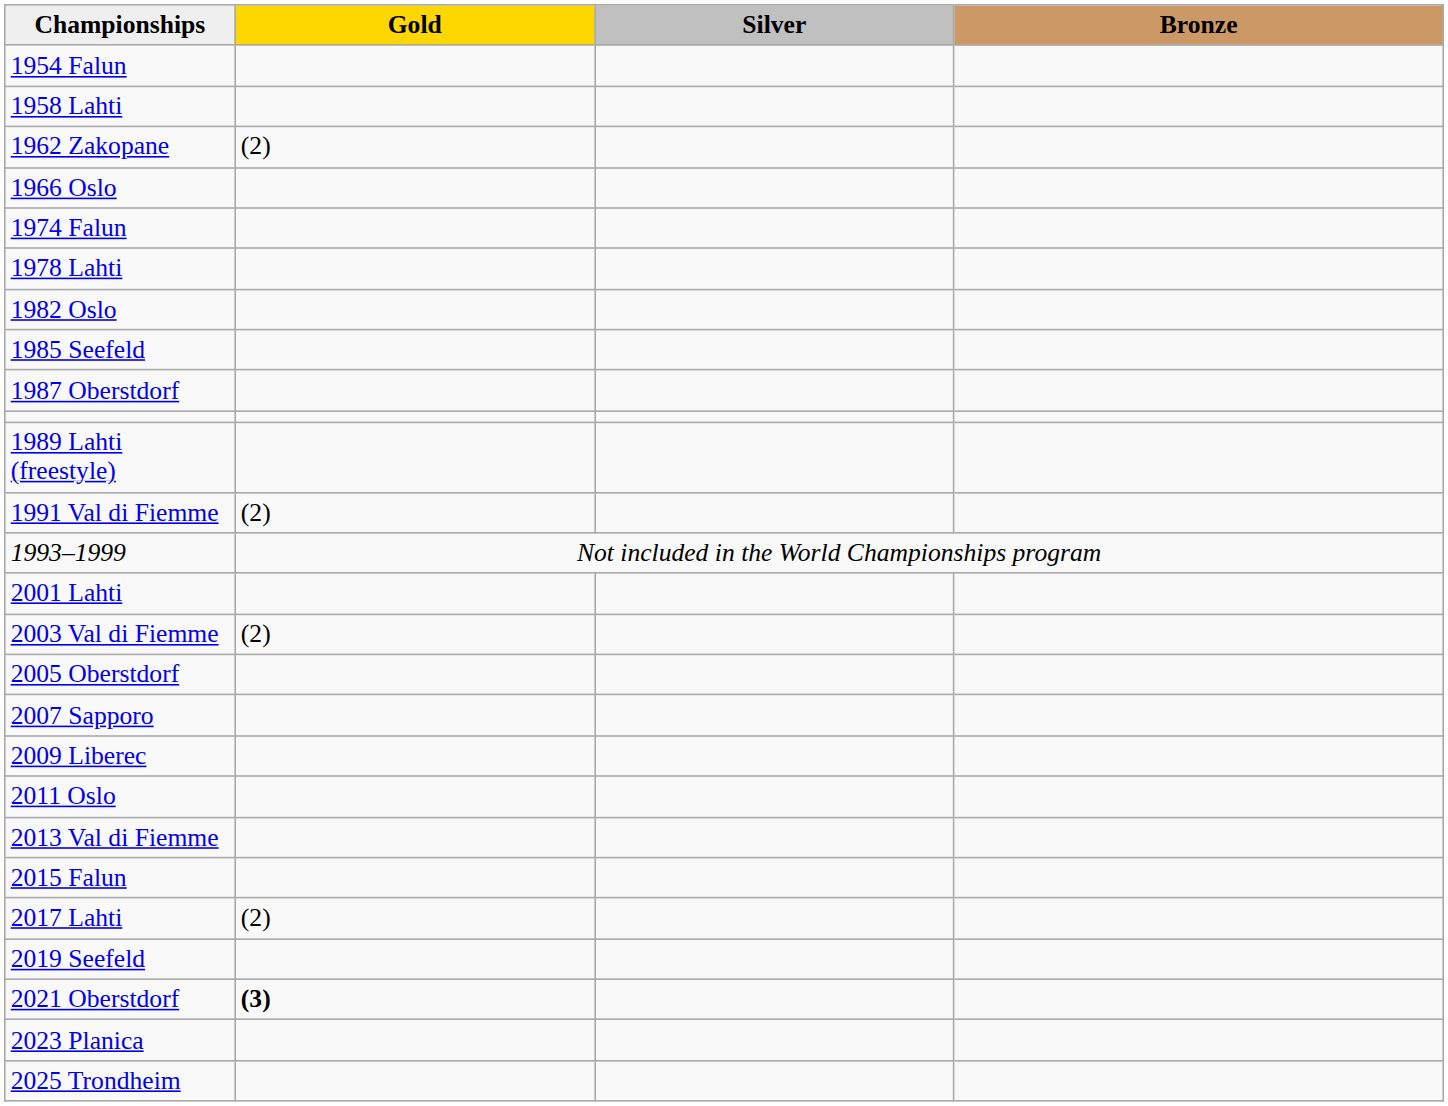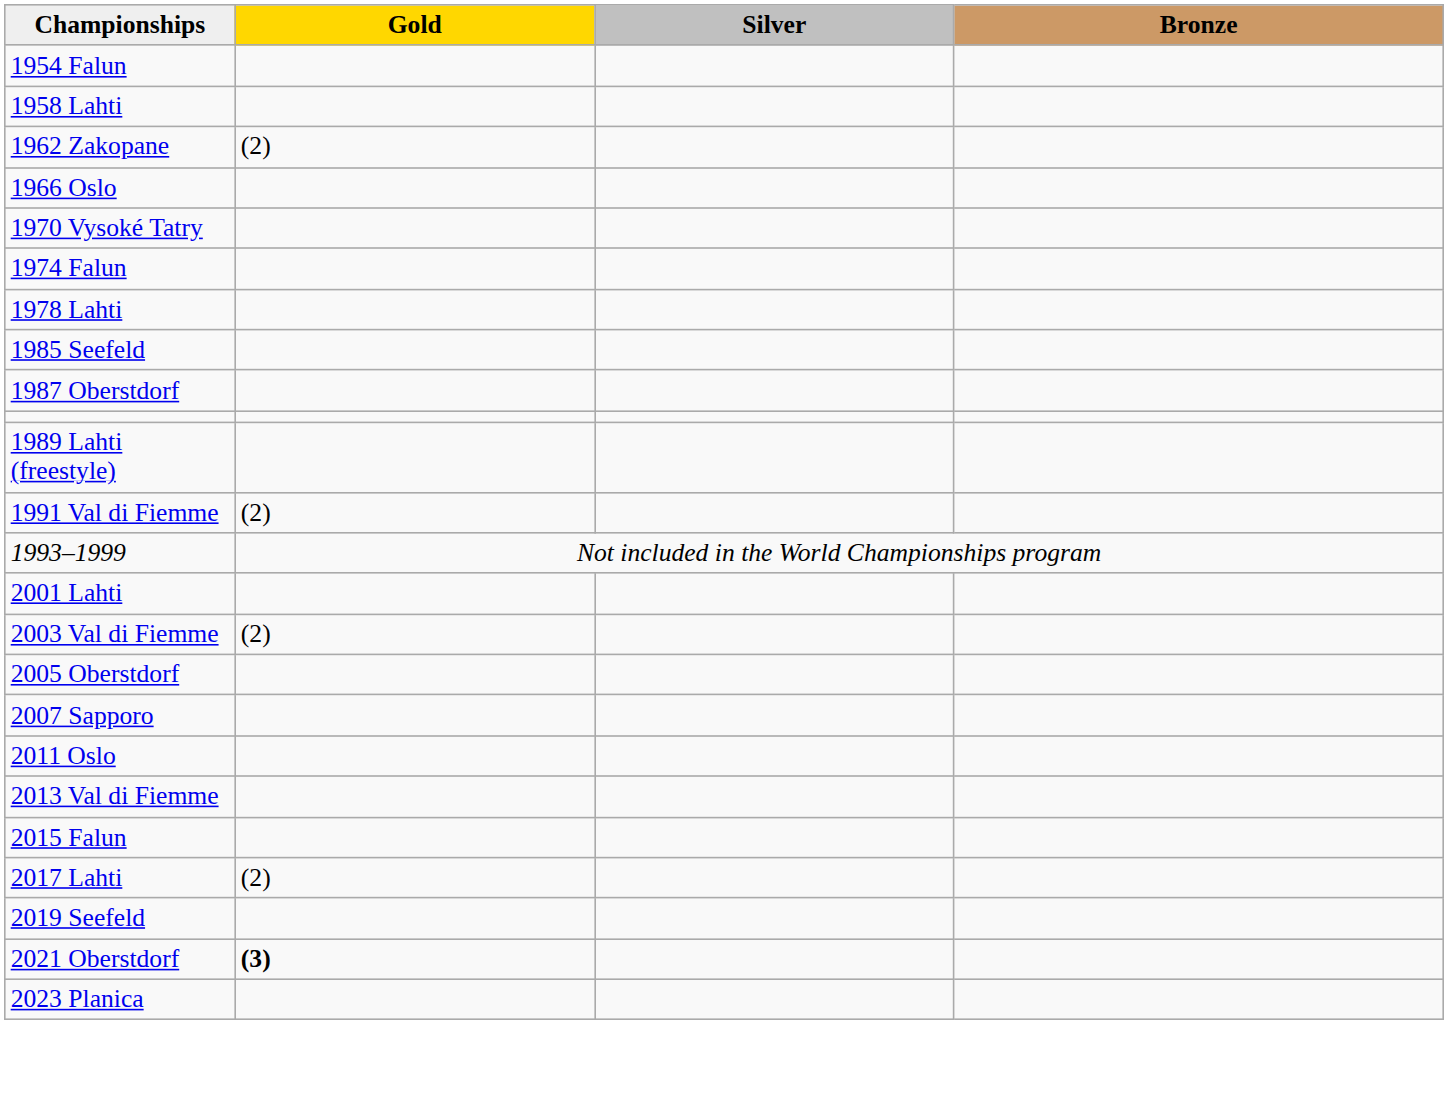+ row: (107, 227)
- row: (64, 308)
- row: (79, 755)
- row: (96, 1080)
